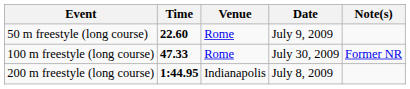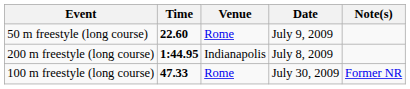rows swapped: (81, 53) <-> (81, 73)
